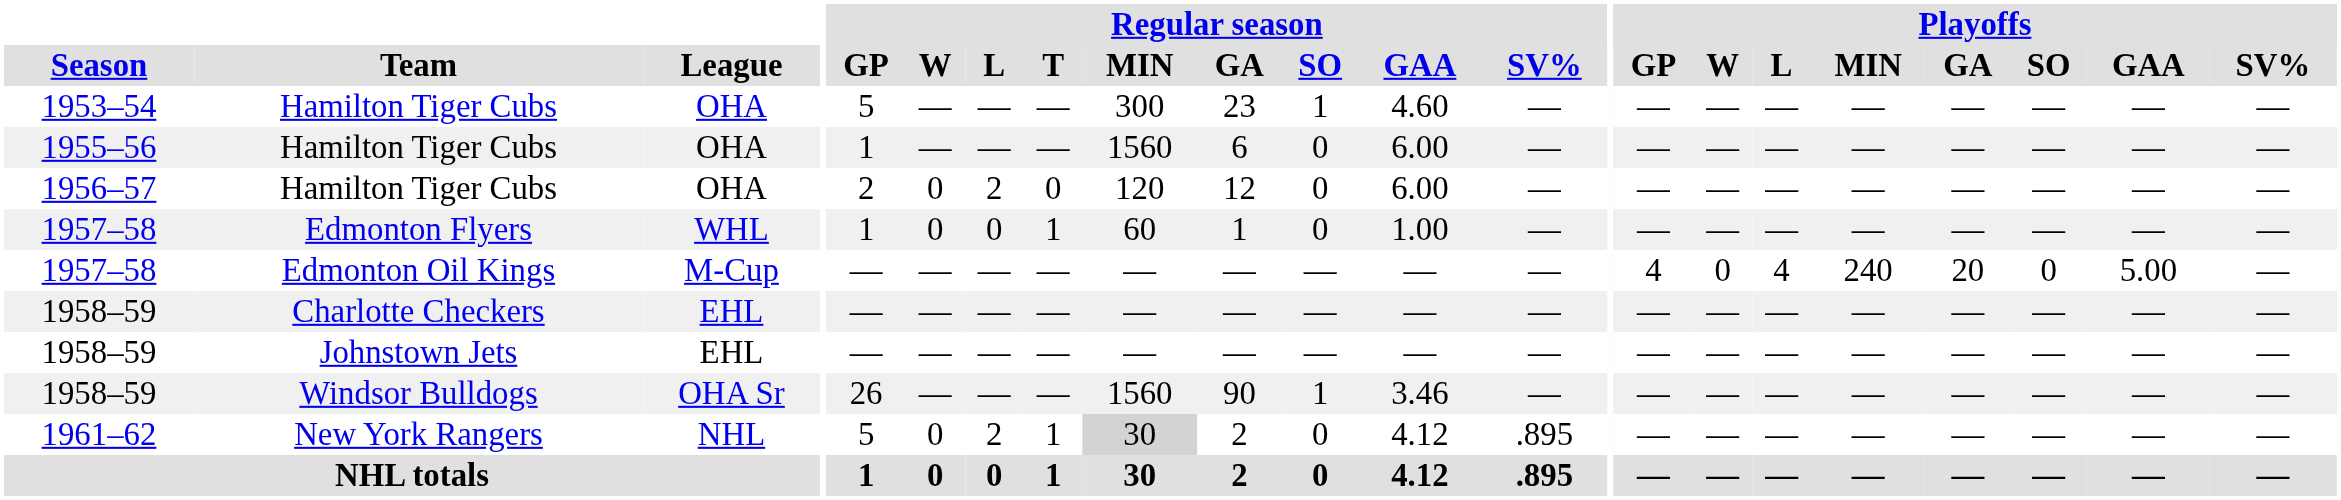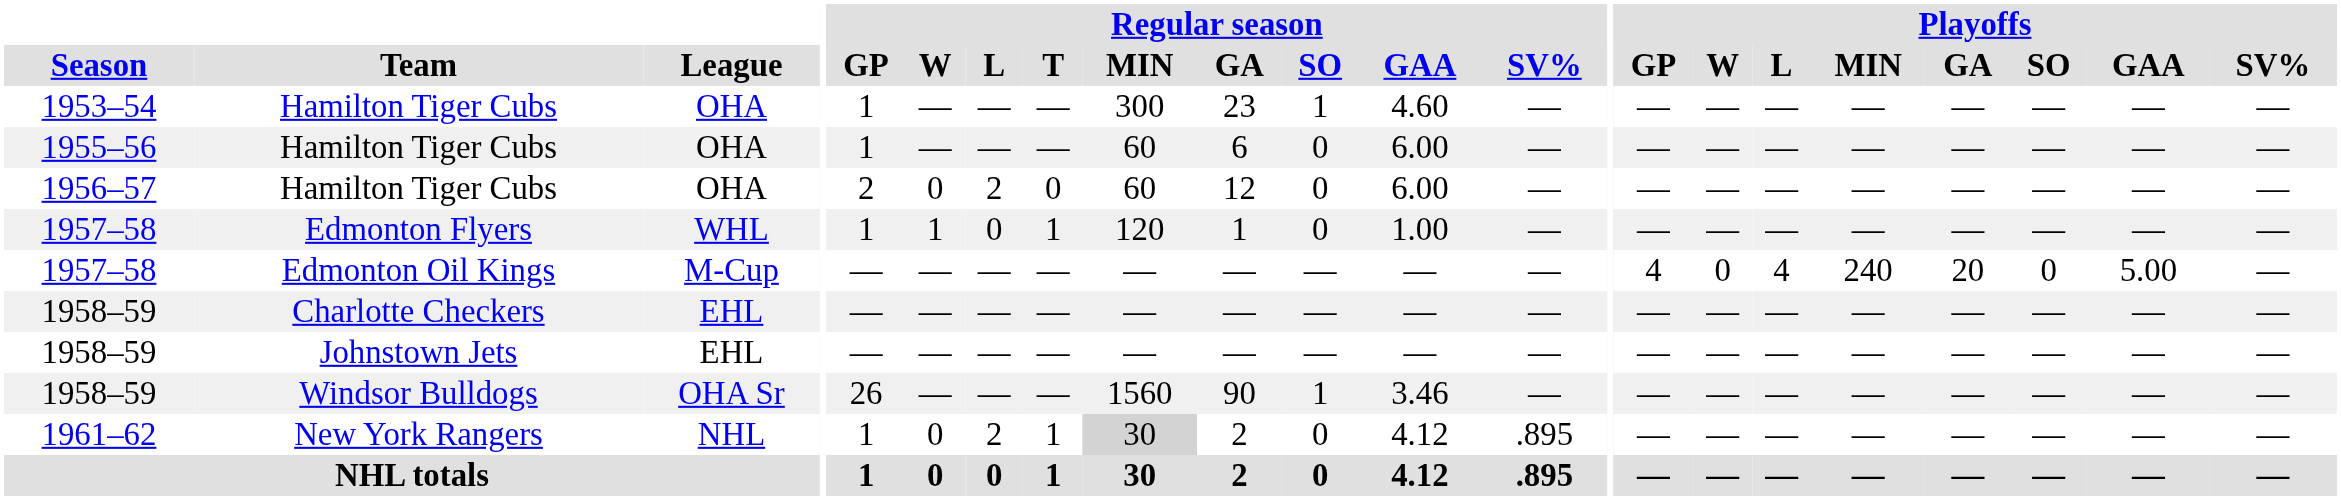(866, 105) 5 -> (866, 105) 1
(1140, 146) 1560 -> (1140, 146) 60
(1140, 187) 120 -> (1140, 187) 60
(935, 228) 0 -> (935, 228) 1
(1140, 228) 60 -> (1140, 228) 120
(866, 433) 5 -> (866, 433) 1
